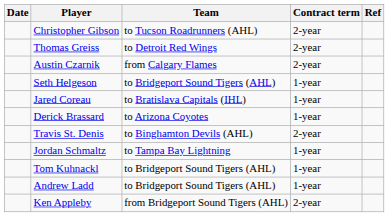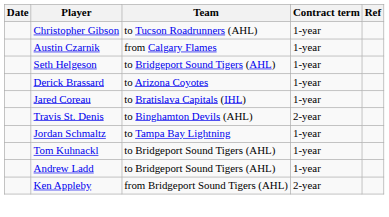(307, 30) 2-year -> (307, 30) 1-year
- row: (66, 47)
(307, 64) 2-year -> (307, 47) 1-year
rows swapped: (62, 99) <-> (69, 116)
